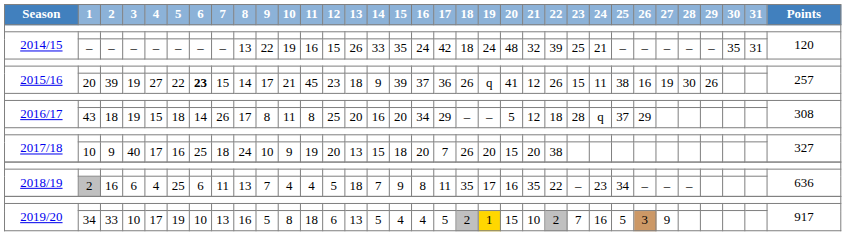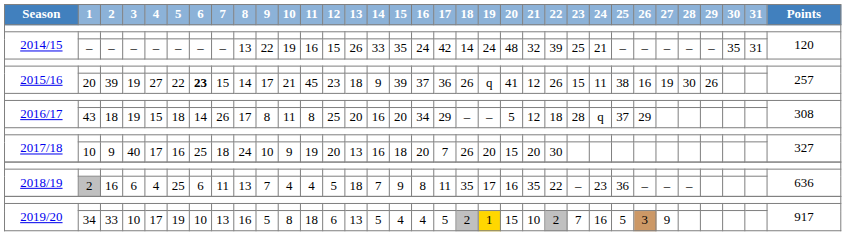(467, 48) 18 -> (467, 48) 14
(378, 151) 15 -> (378, 151) 16
(556, 151) 38 -> (556, 151) 30
(623, 186) 34 -> (623, 186) 36
